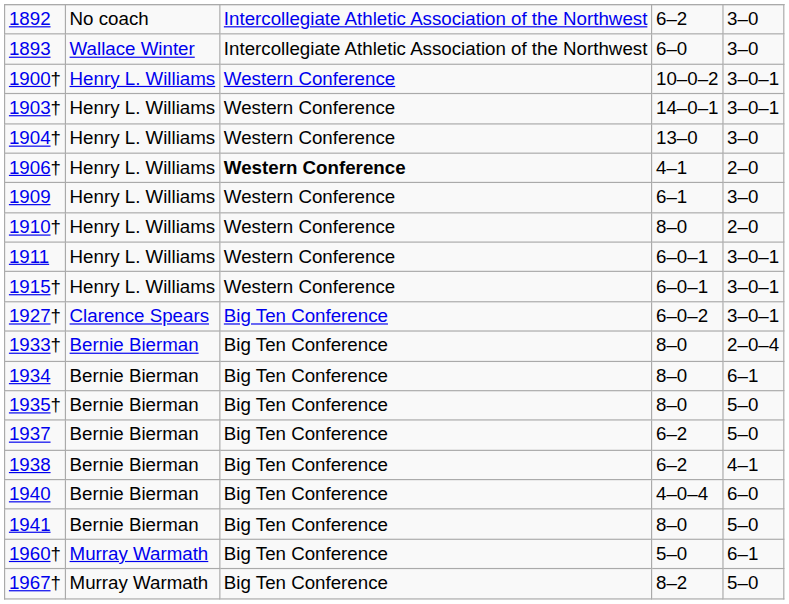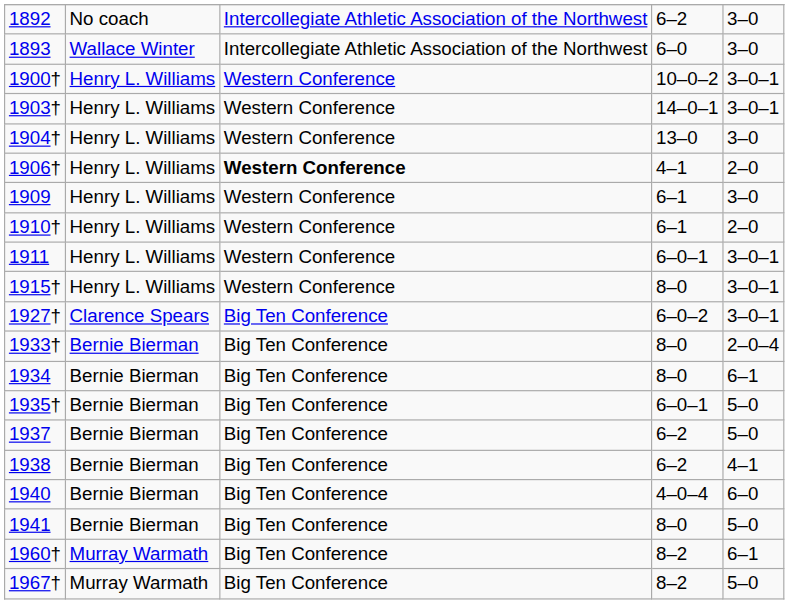(672, 227) 8–0 -> (672, 227) 6–1
(682, 286) 6–0–1 -> (672, 286) 8–0
(672, 405) 8–0 -> (682, 405) 6–0–1
(672, 553) 5–0 -> (672, 553) 8–2
